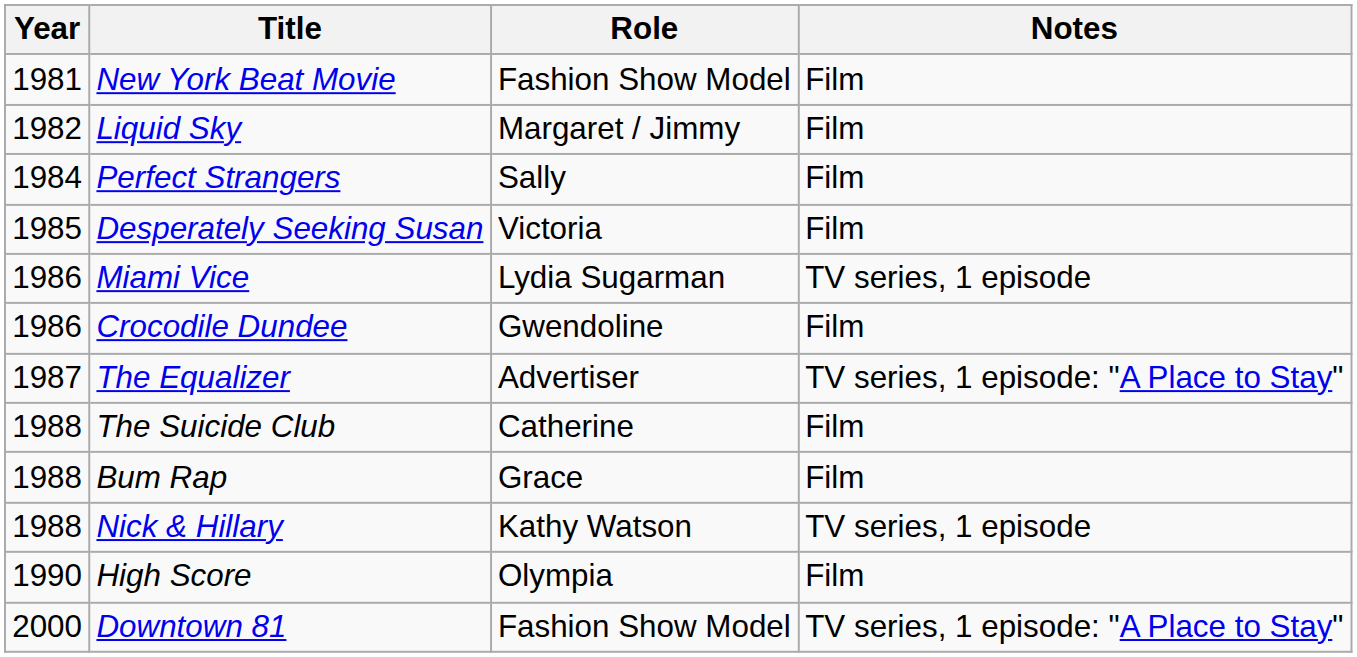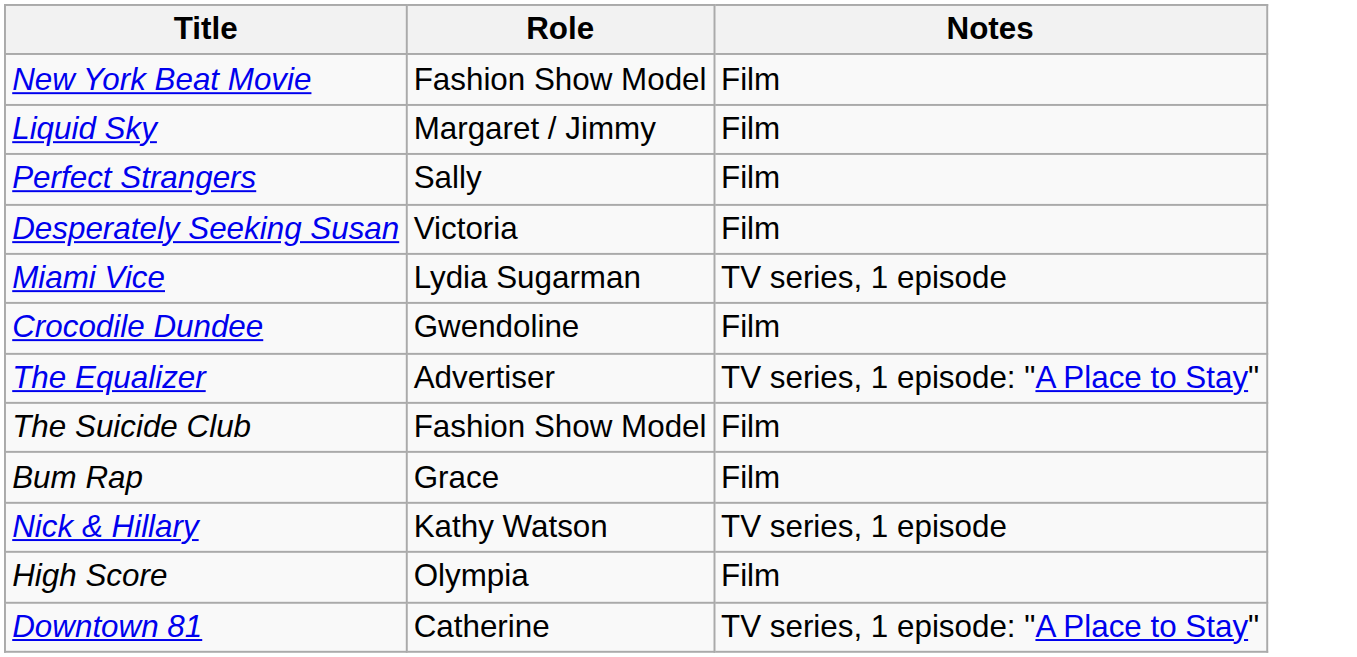- column: (47, 29)
(566, 427) Catherine -> (560, 427) Fashion Show Model
(644, 626) Fashion Show Model -> (482, 626) Catherine
